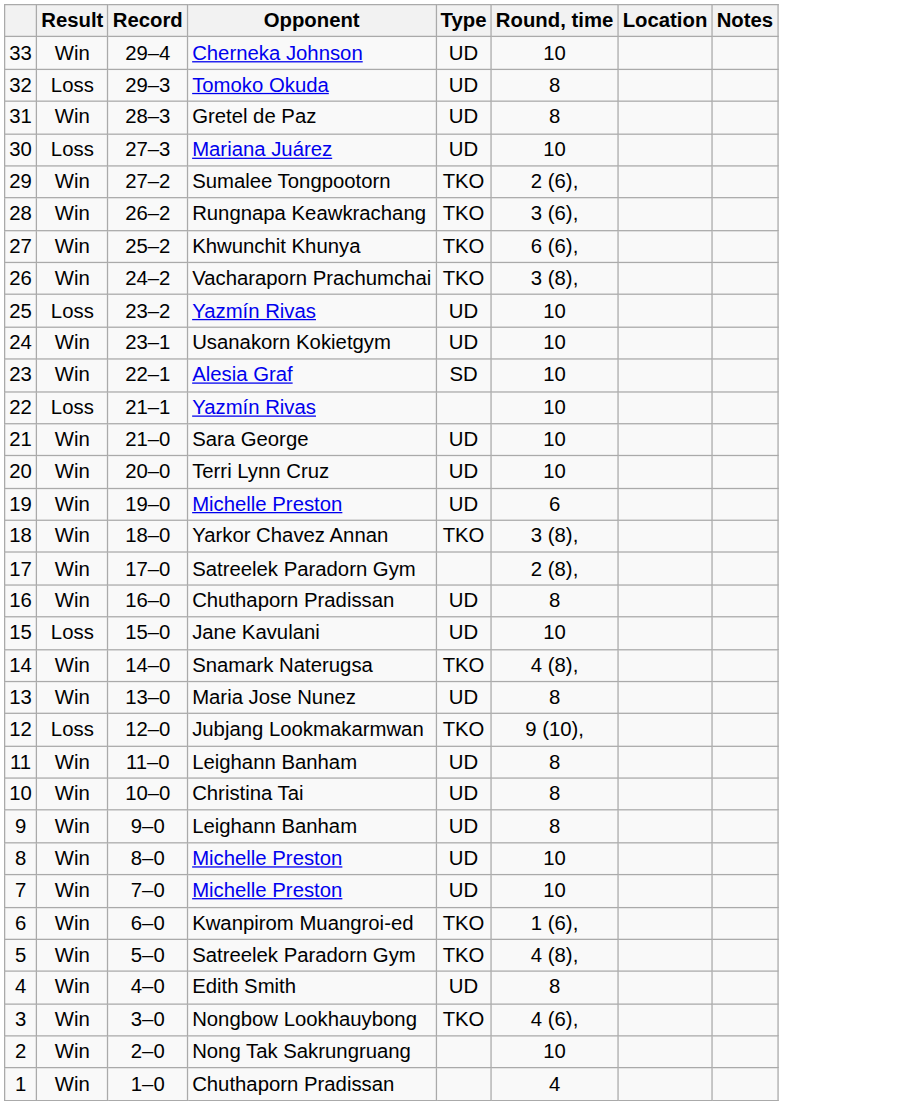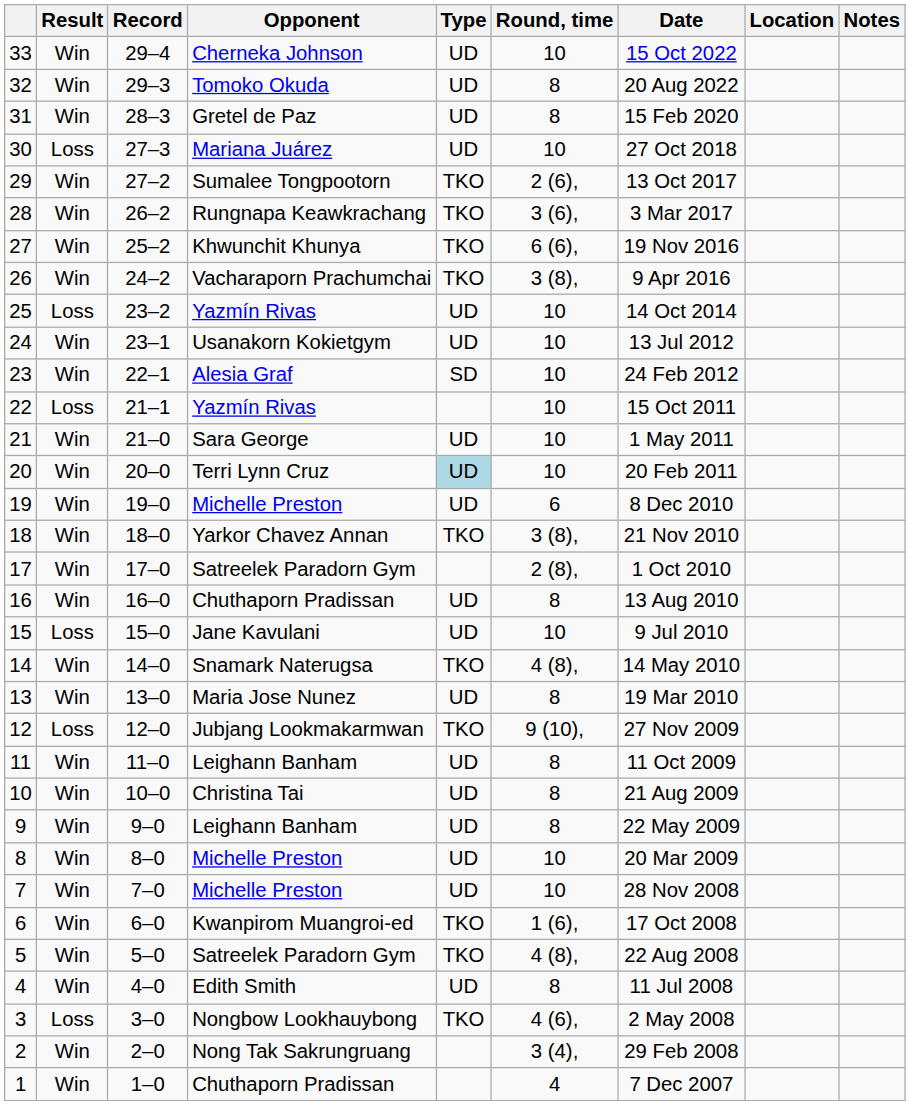+ column: (681, 20)
(72, 85) Loss -> (72, 85) Win
(464, 471) no background -> (464, 471) lightblue background
(72, 1019) Win -> (72, 1019) Loss
(555, 1051) 10 -> (555, 1051) 3 (4),
